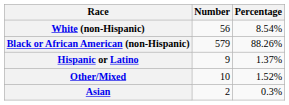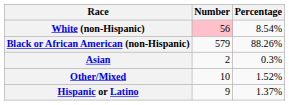(225, 28) no background -> (225, 28) pink background
rows swapped: (98, 92) <-> (98, 60)
